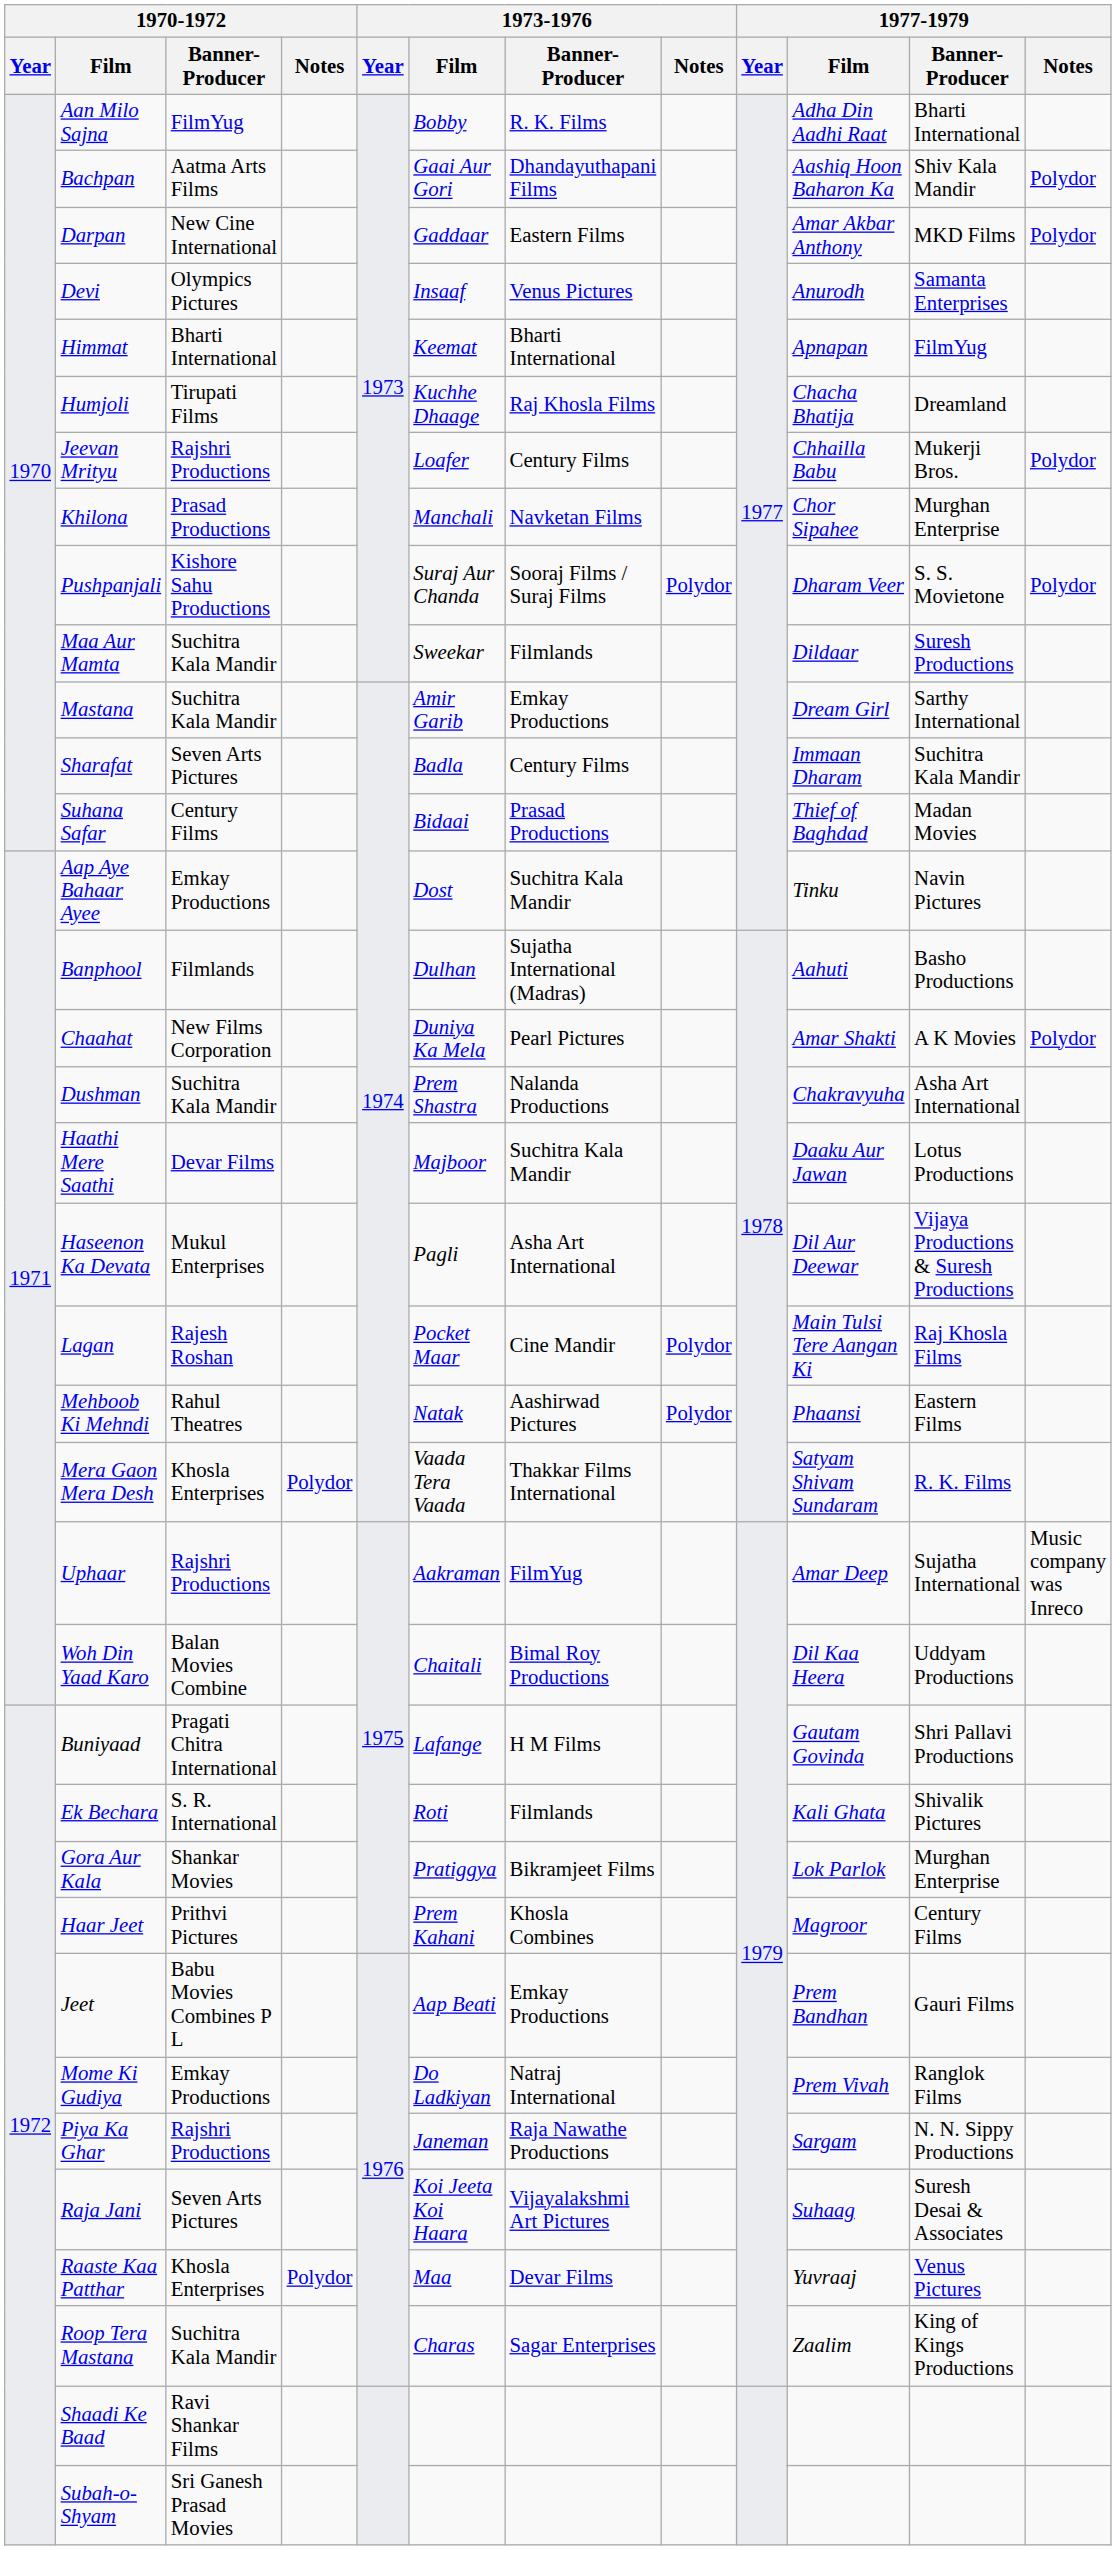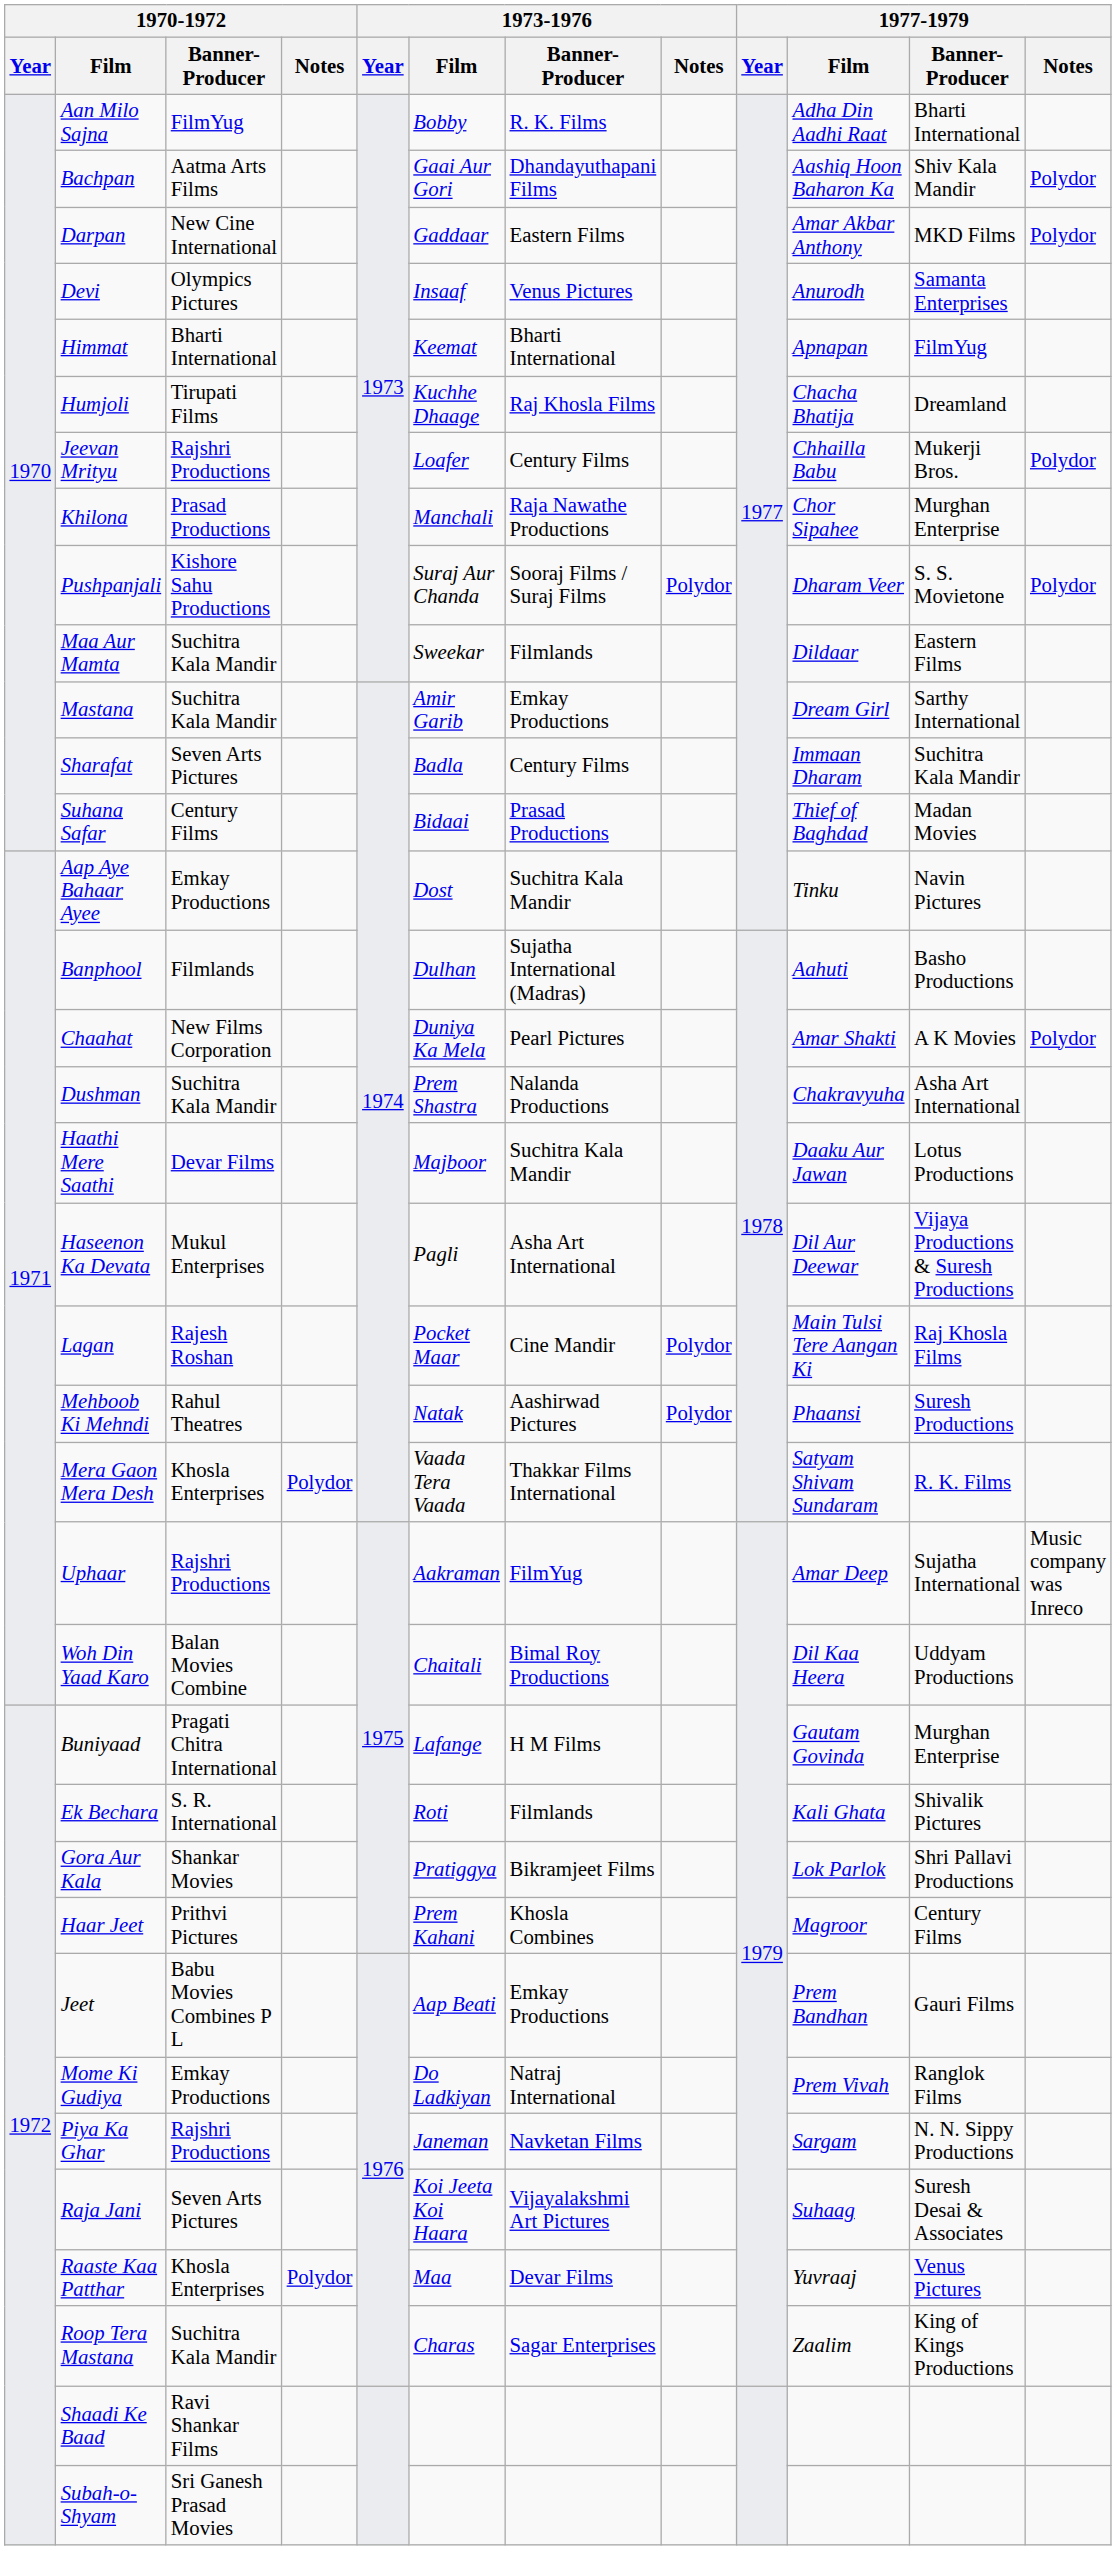(576, 516) Navketan Films -> (568, 516) Raja Nawathe Productions
(964, 652) Suresh Productions -> (945, 652) Eastern Films
(945, 1413) Eastern Films -> (964, 1413) Suresh Productions
(964, 1744) Shri Pallavi Productions -> (957, 1744) Murghan Enterprise
(957, 1868) Murghan Enterprise -> (964, 1868) Shri Pallavi Productions
(568, 2141) Raja Nawathe Productions -> (576, 2141) Navketan Films
